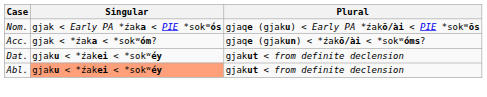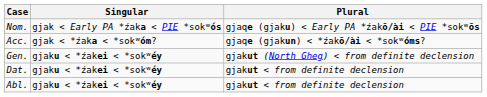+ row: (17, 56)
(97, 70) lightsalmon background -> (97, 85) no background
